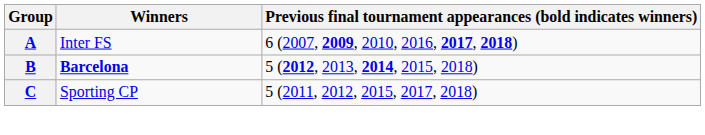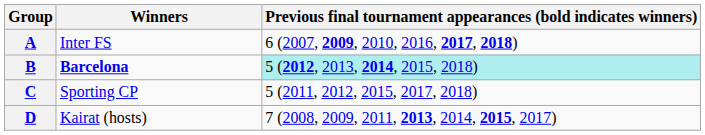(372, 67) no background -> (372, 67) paleturquoise background
+ row: (30, 117)
